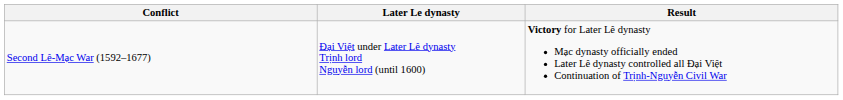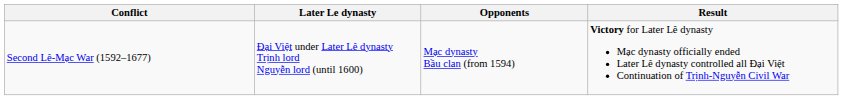+ column: (504, 12)
